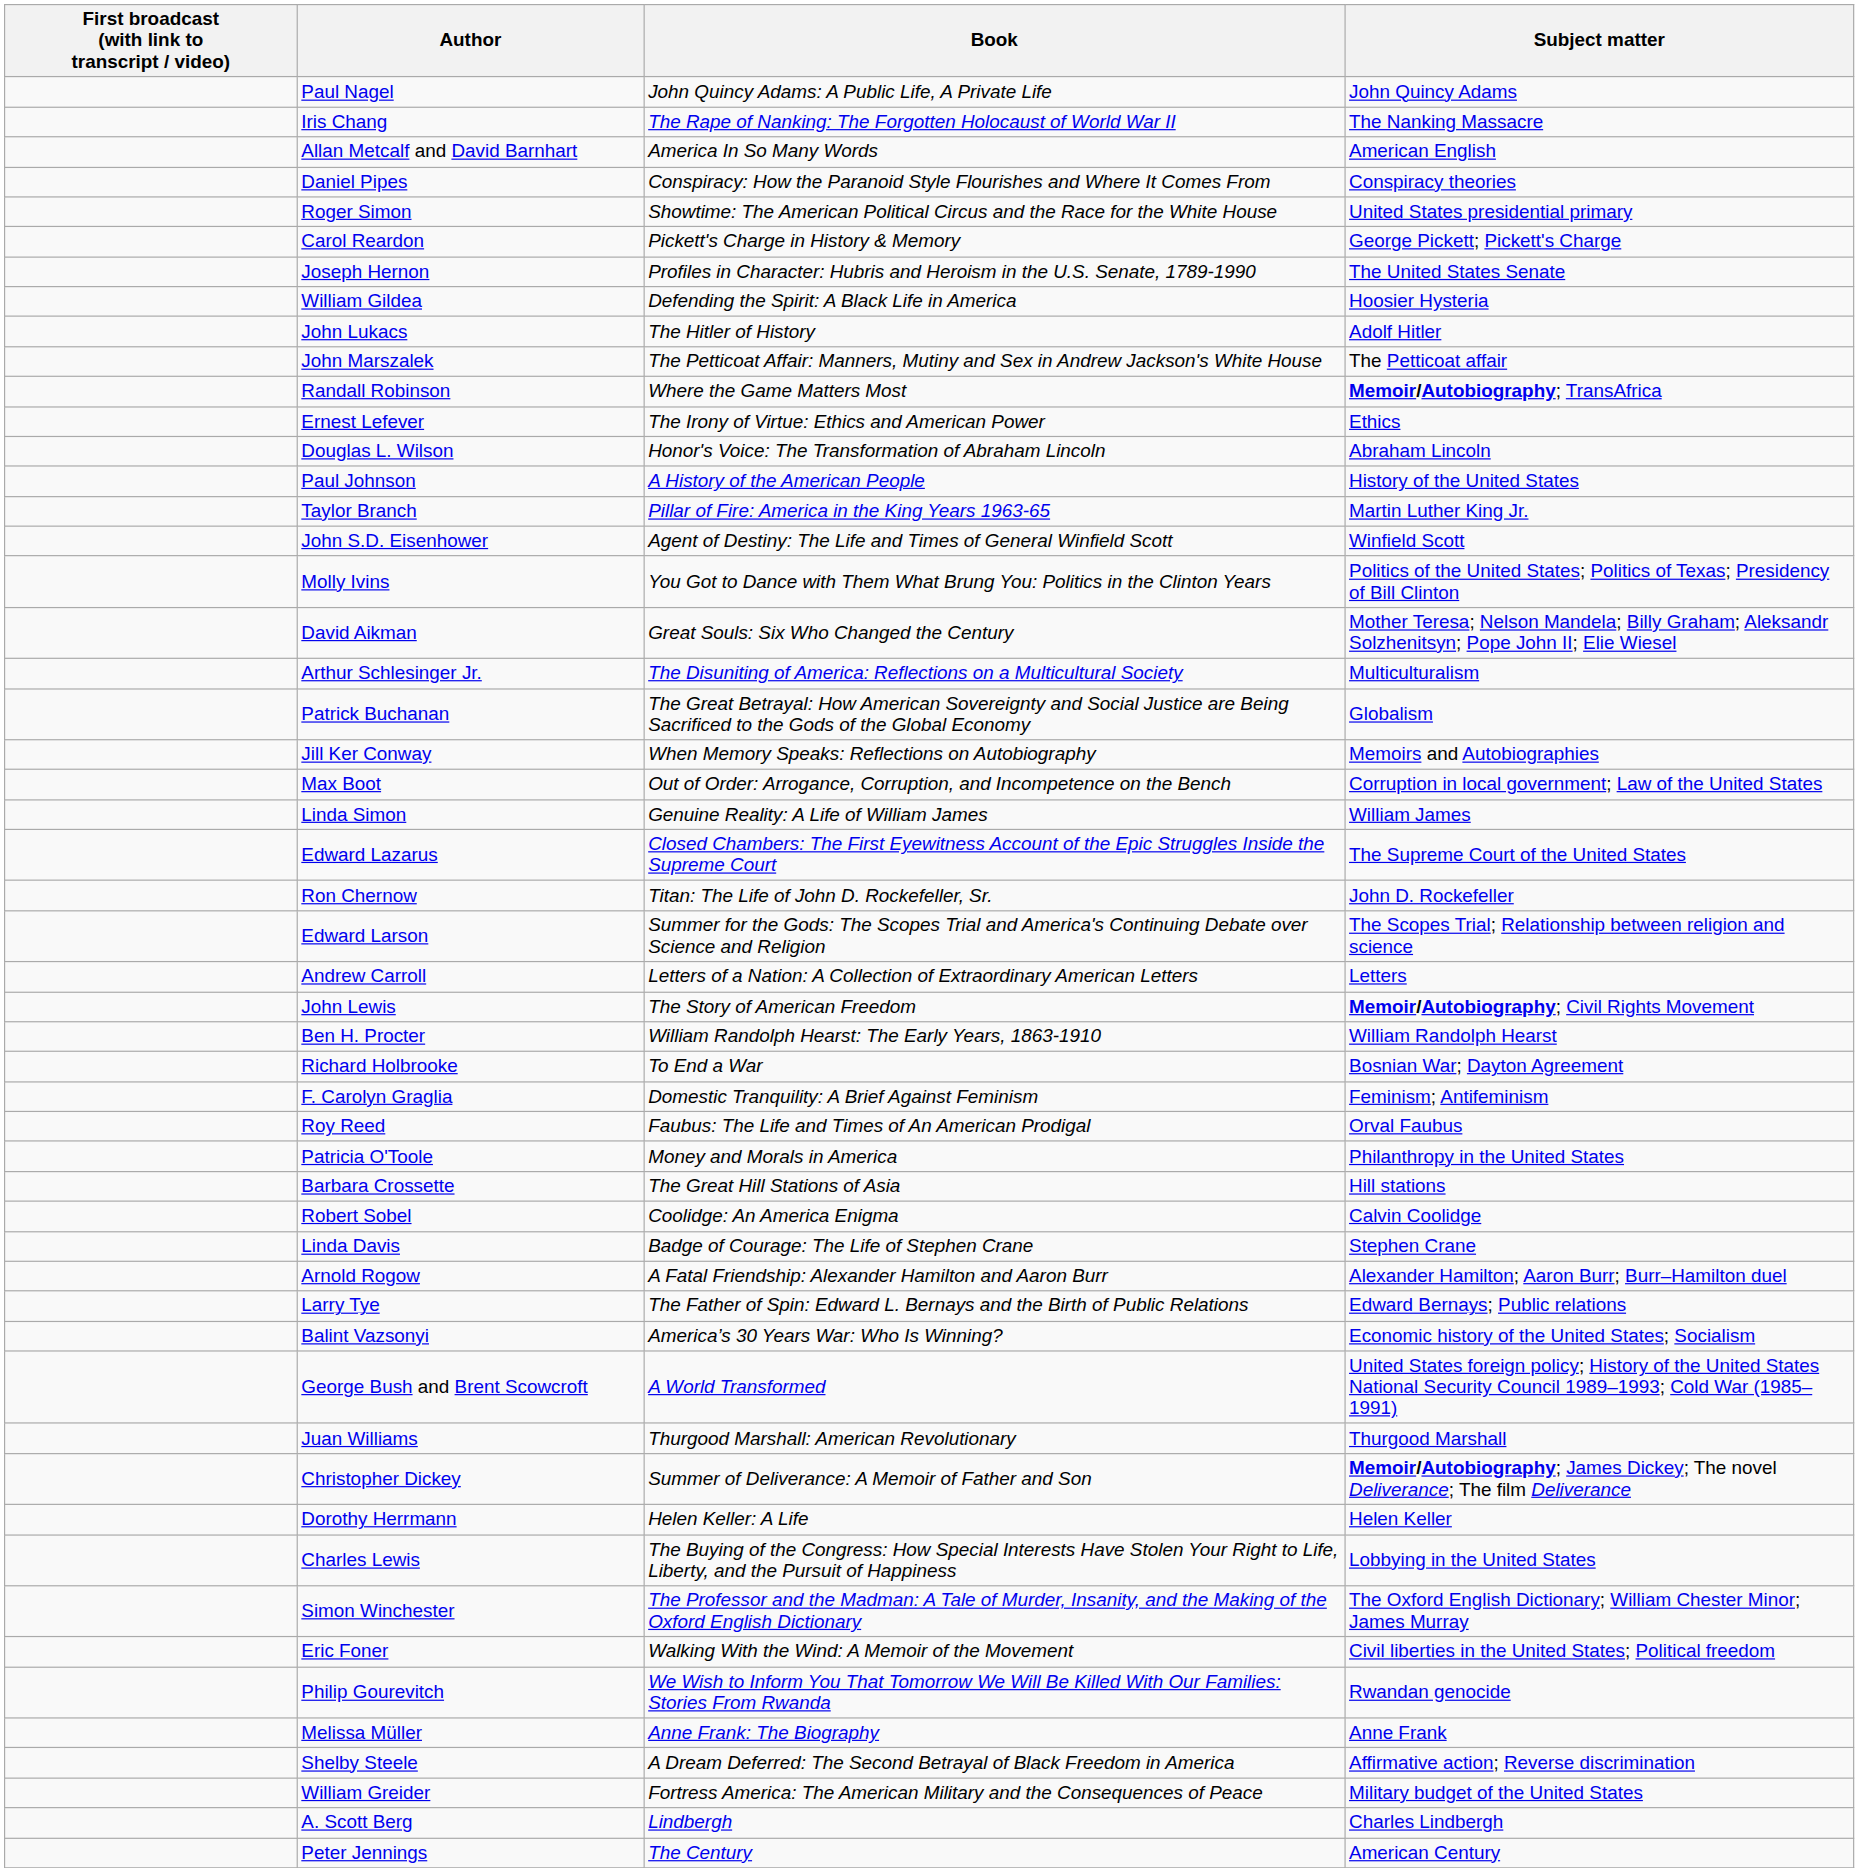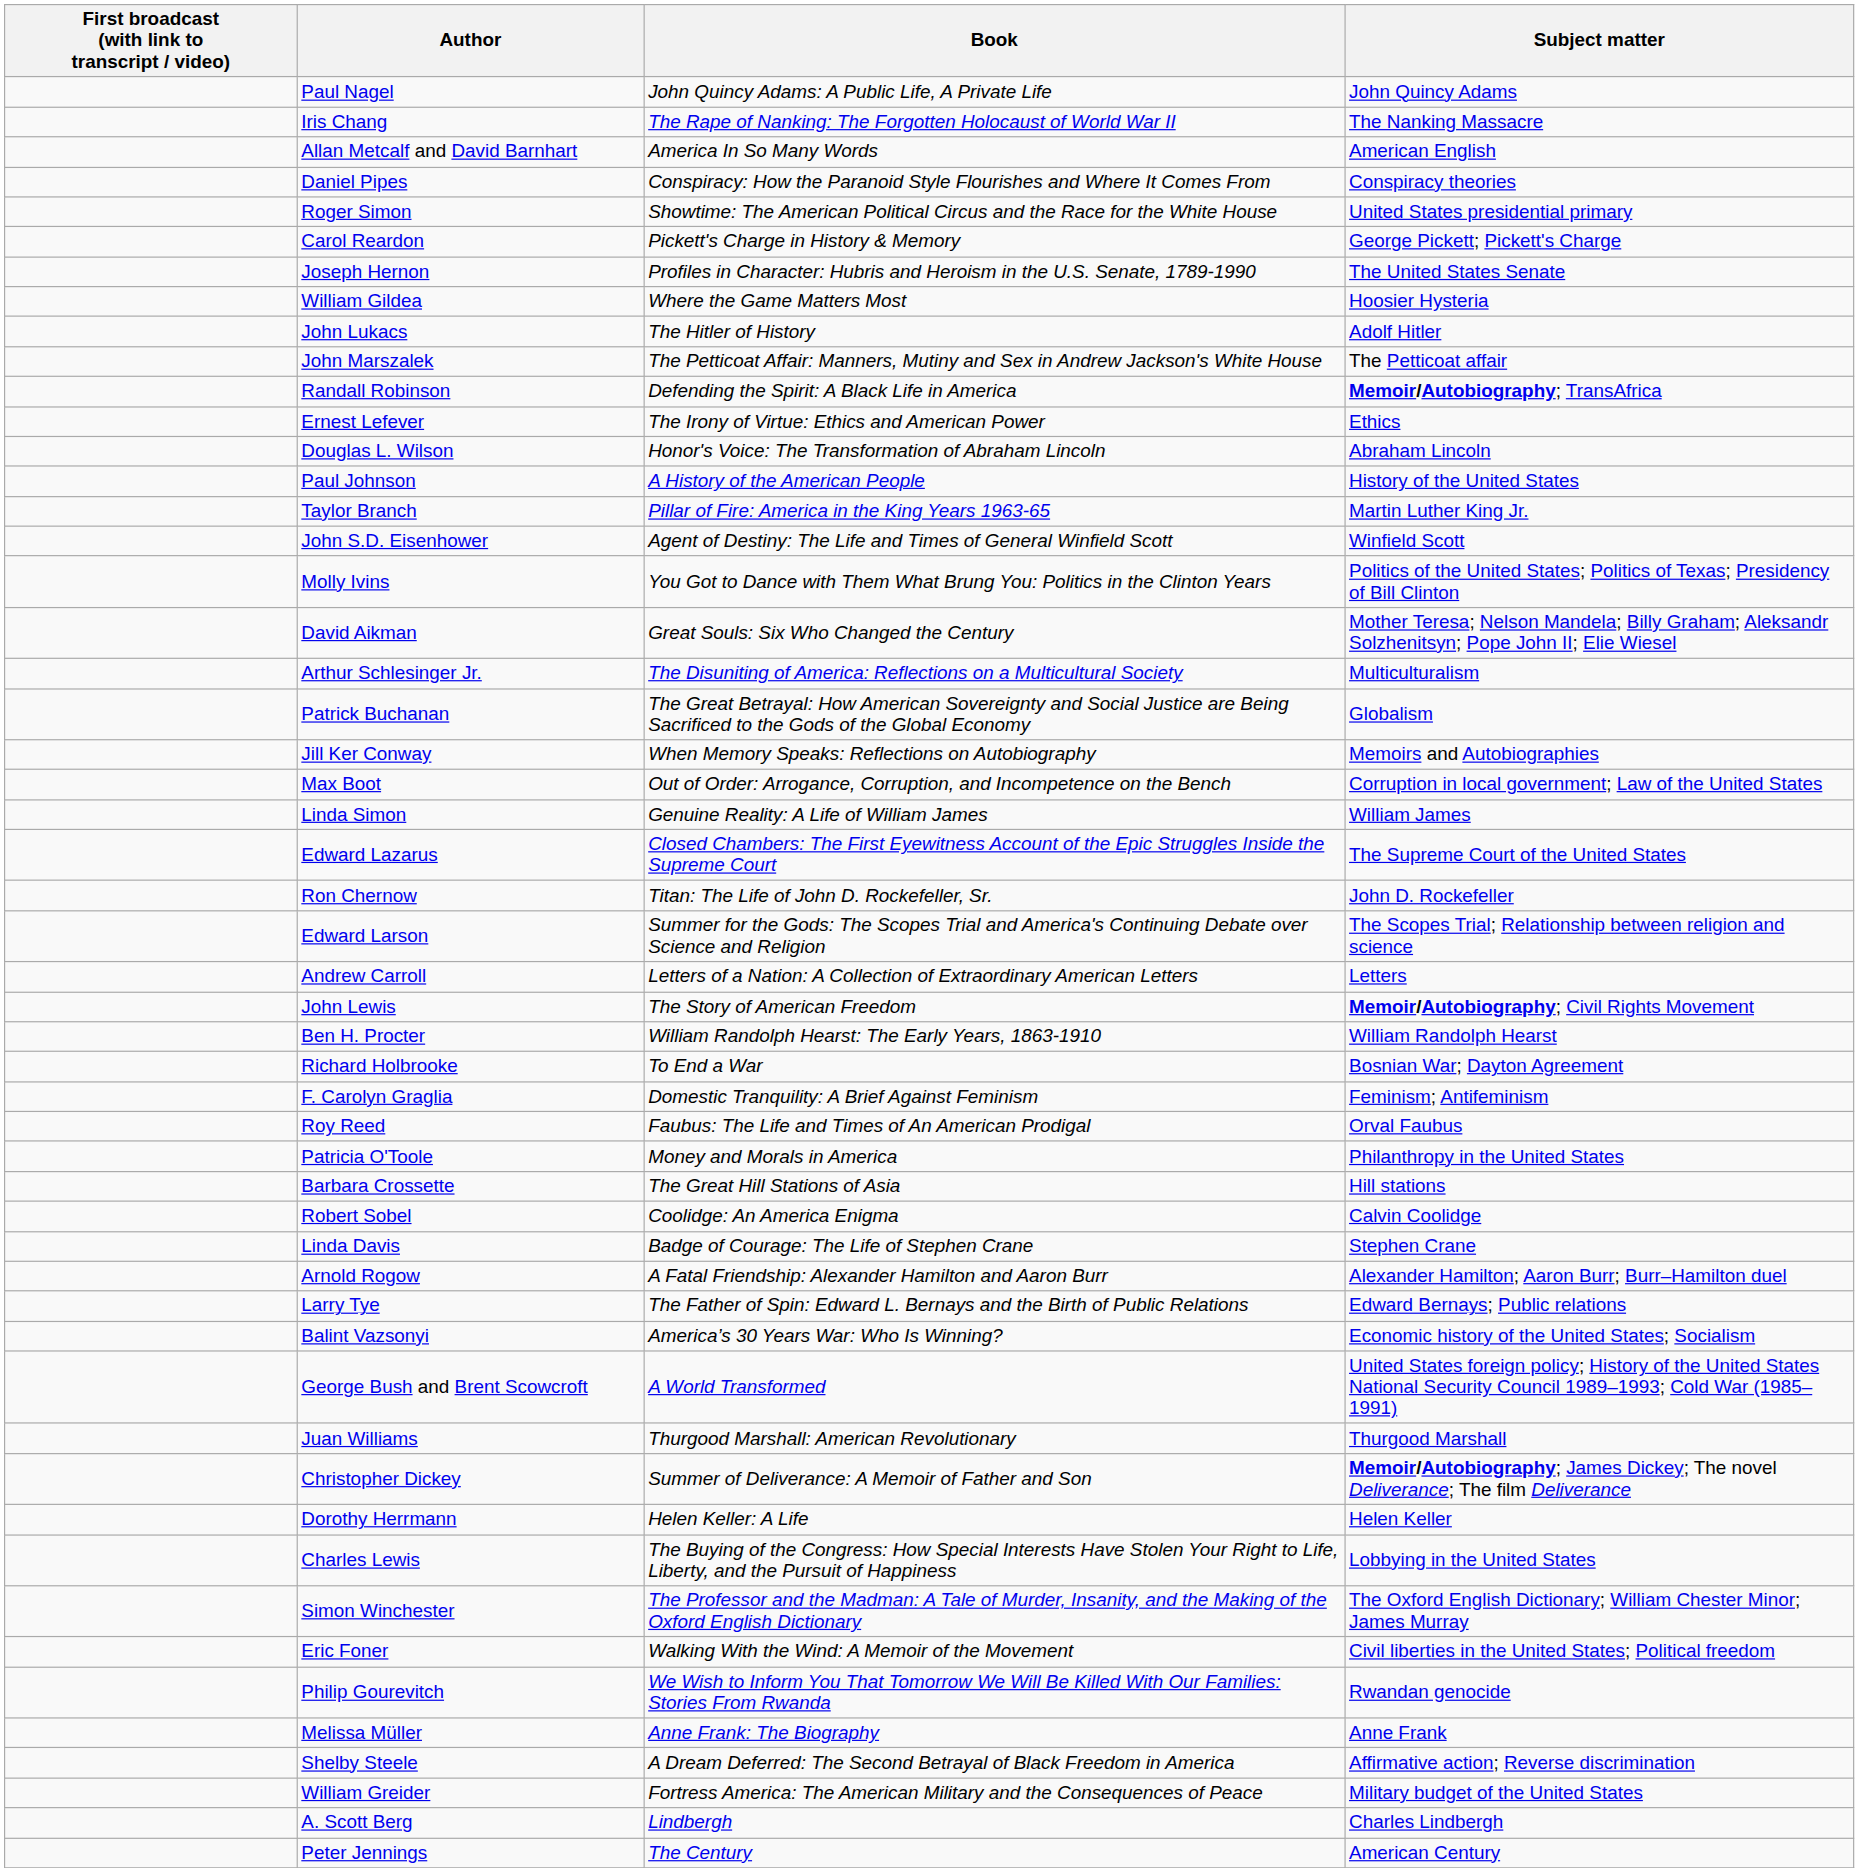(832, 301) Defending the Spirit: A Black Life in America -> (777, 301) Where the Game Matters Most
(777, 391) Where the Game Matters Most -> (832, 391) Defending the Spirit: A Black Life in America
